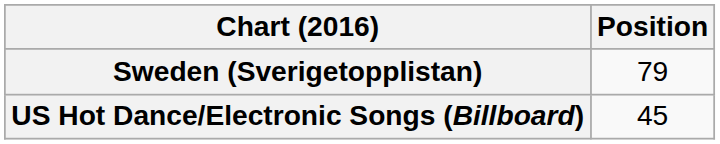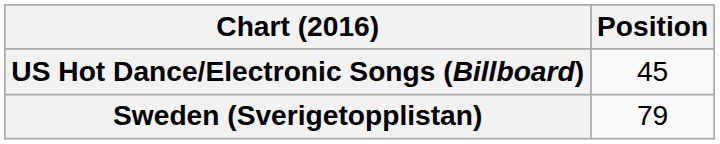rows swapped: (298, 71) <-> (298, 116)
